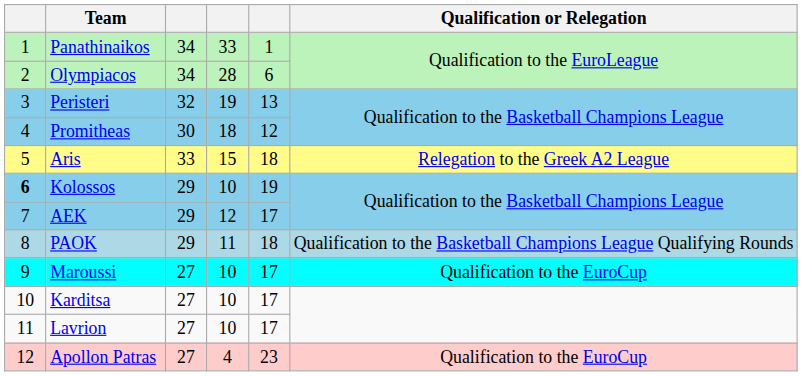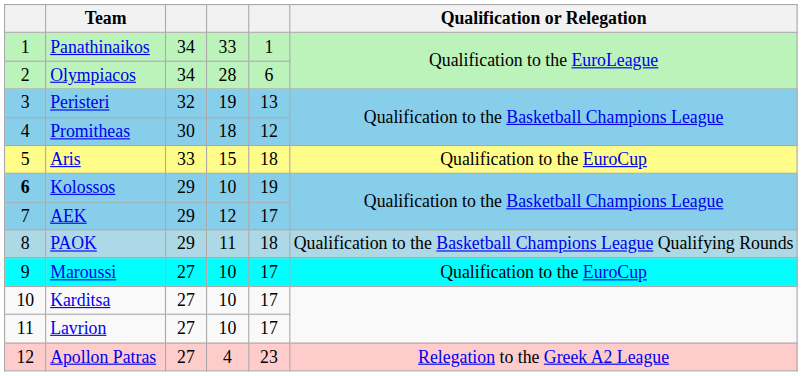(544, 159) Relegation to the Greek A2 League -> (544, 159) Qualification to the EuroCup
(544, 356) Qualification to the EuroCup -> (544, 356) Relegation to the Greek A2 League
